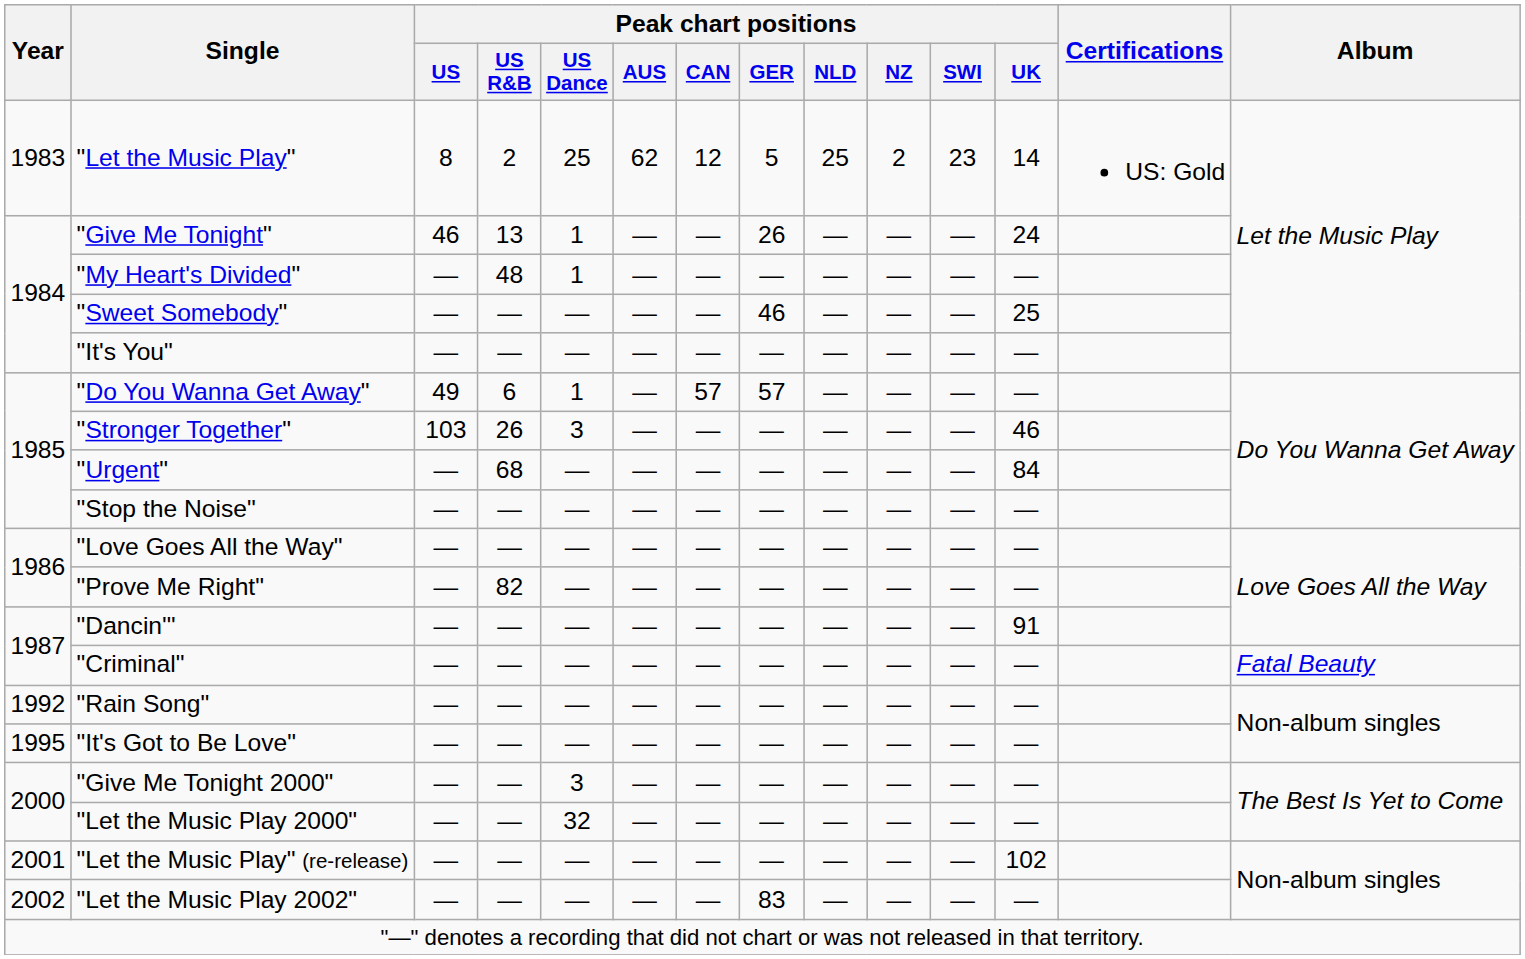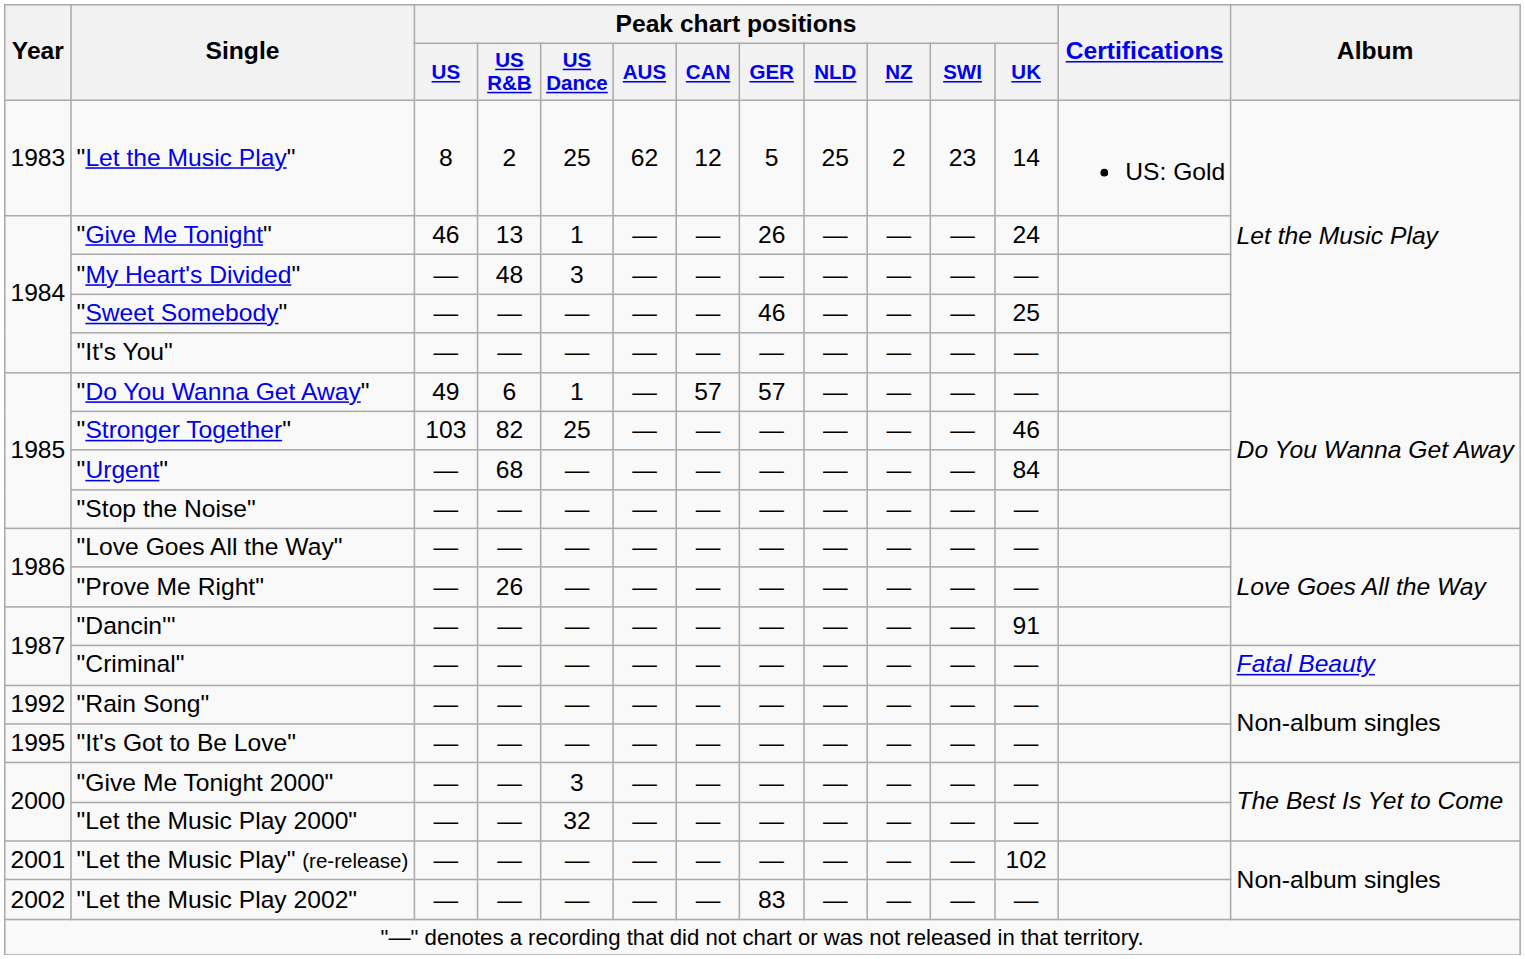(577, 274) 1 -> (577, 274) 3
(509, 430) 26 -> (509, 430) 82
(577, 430) 3 -> (577, 430) 25
(509, 586) 82 -> (509, 586) 26
